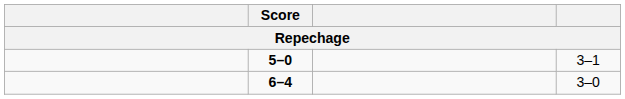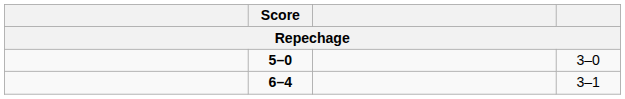(588, 60) 3–1 -> (588, 60) 3–0
(588, 82) 3–0 -> (588, 82) 3–1
